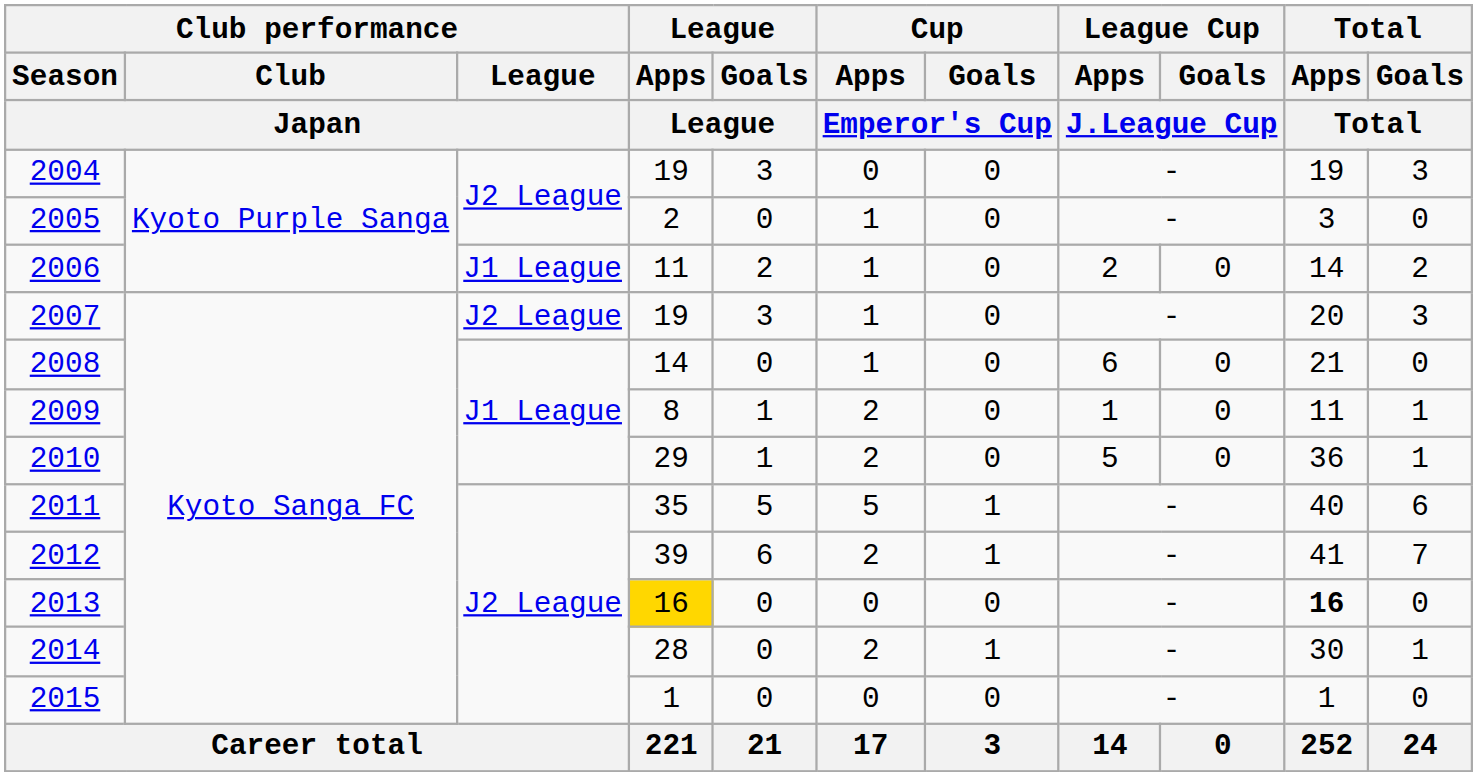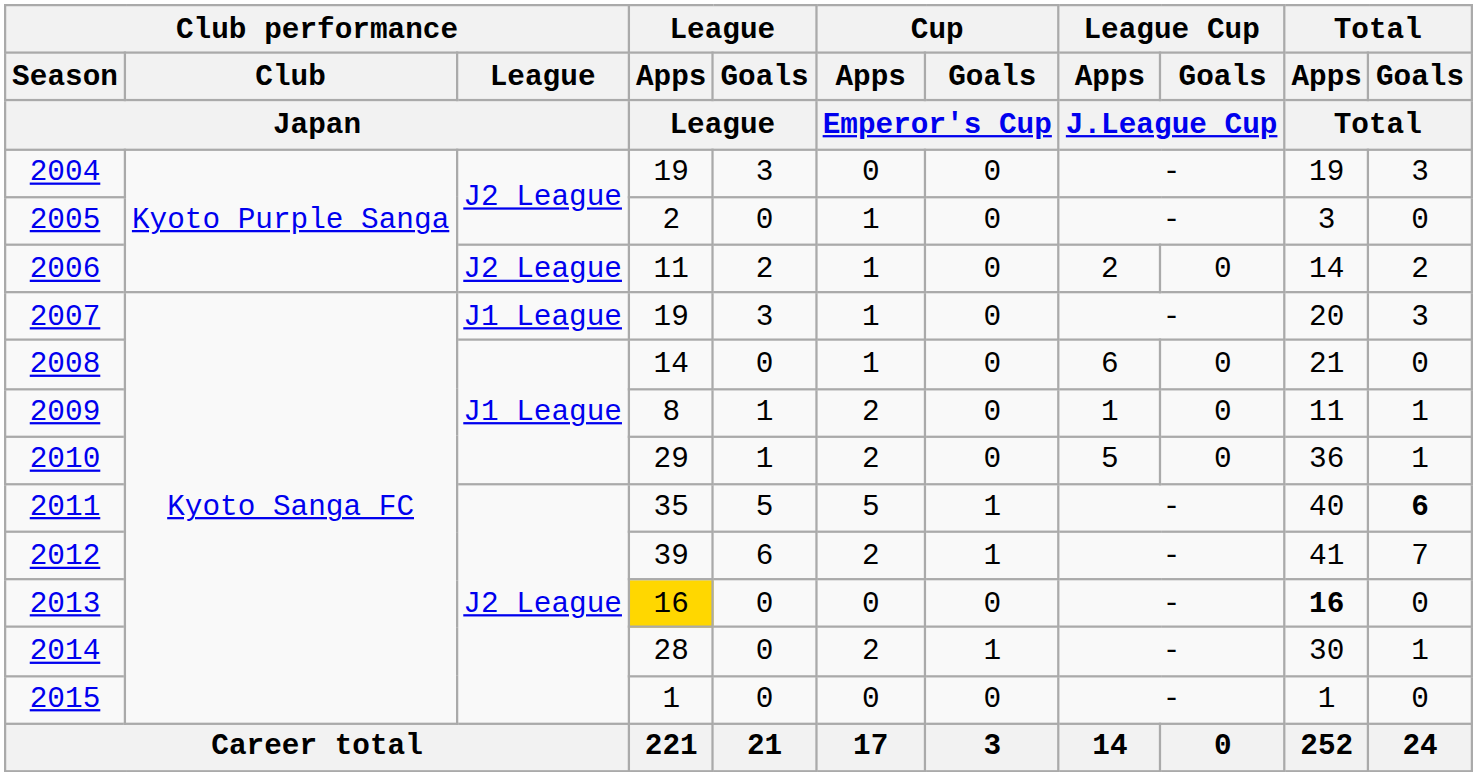(543, 268) J1 League -> (543, 268) J2 League
(543, 316) J2 League -> (543, 316) J1 League
(1420, 508) normal -> (1420, 508) bold
